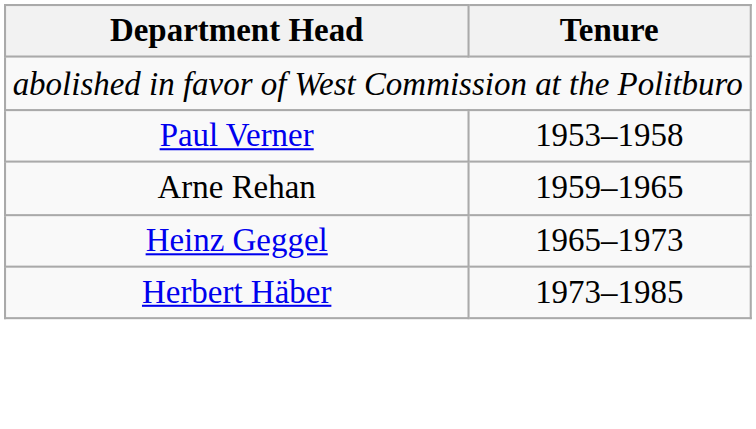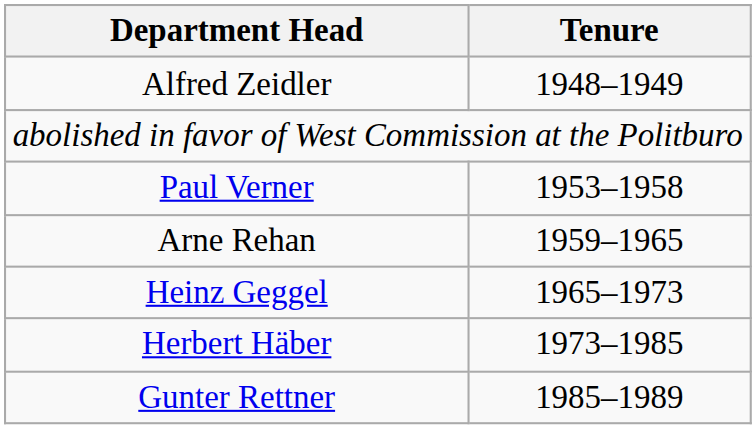+ row: (237, 82)
+ row: (237, 396)
